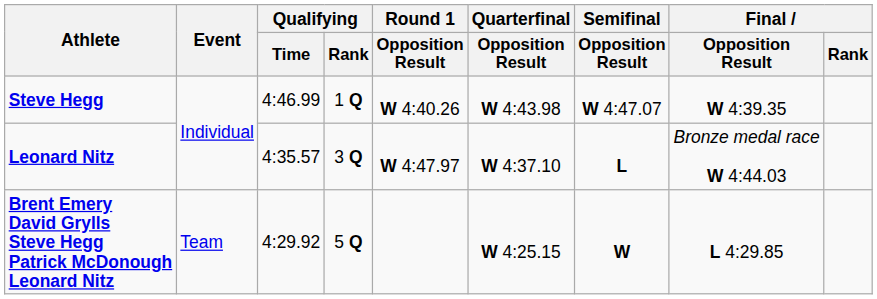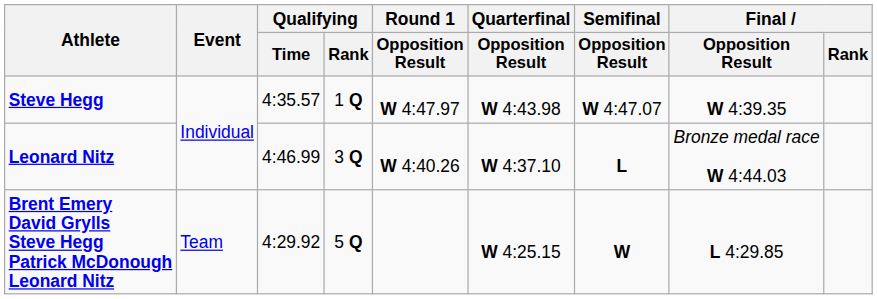(291, 100) 4:46.99 -> (291, 100) 4:35.57
(420, 110) W 4:40.26 -> (420, 110) W 4:47.97
(291, 157) 4:35.57 -> (291, 157) 4:46.99
(420, 166) W 4:47.97 -> (420, 166) W 4:40.26
